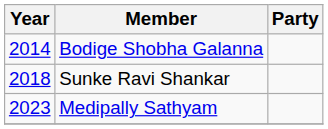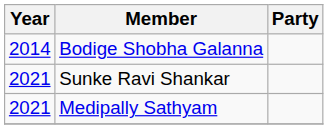(30, 78) 2018 -> (30, 78) 2021
(30, 108) 2023 -> (30, 108) 2021
